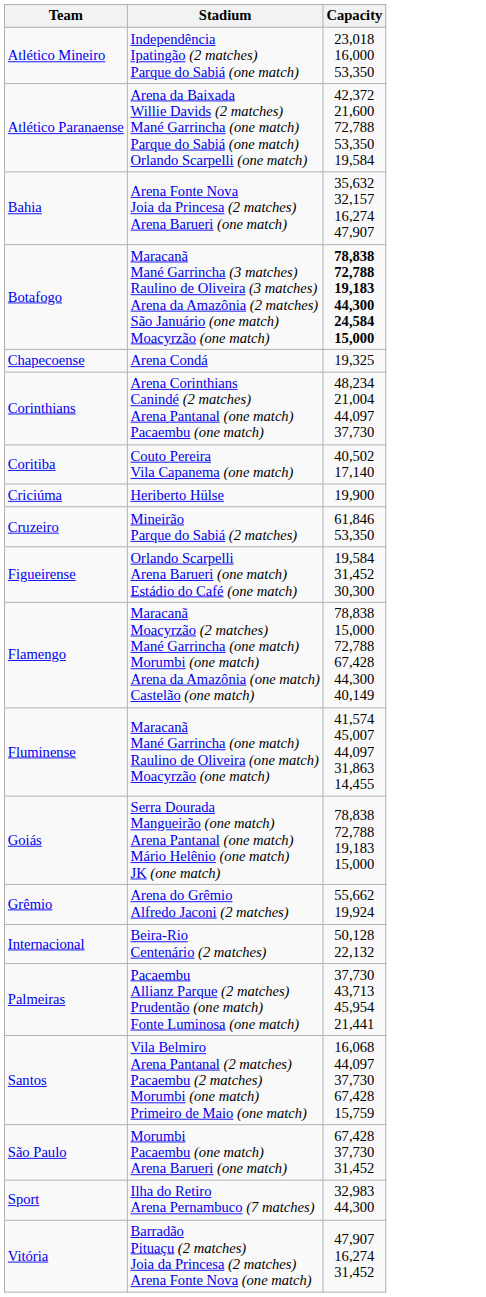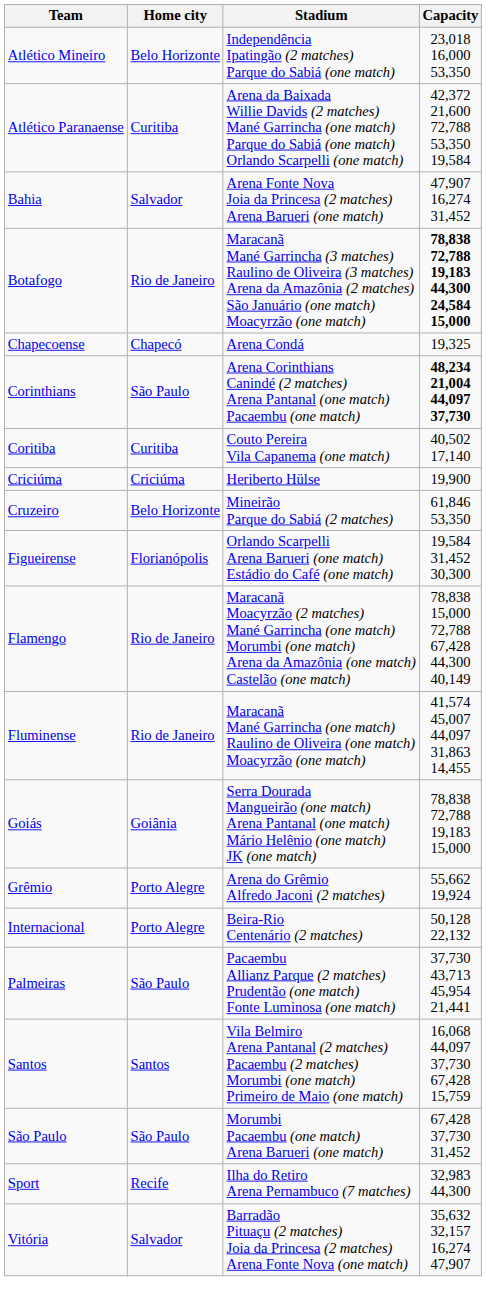+ column: (175, 16)
(354, 208) 35,632 32,157 16,274 47,907 -> (450, 199) 47,907 16,274 31,452
(354, 408) normal -> (450, 392) bold
(354, 1255) 47,907 16,274 31,452 -> (450, 1239) 35,632 32,157 16,274 47,907
